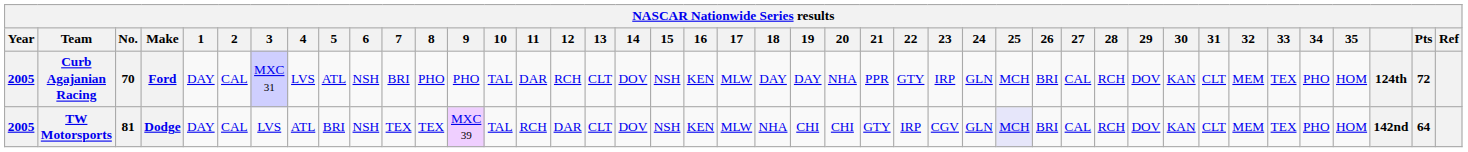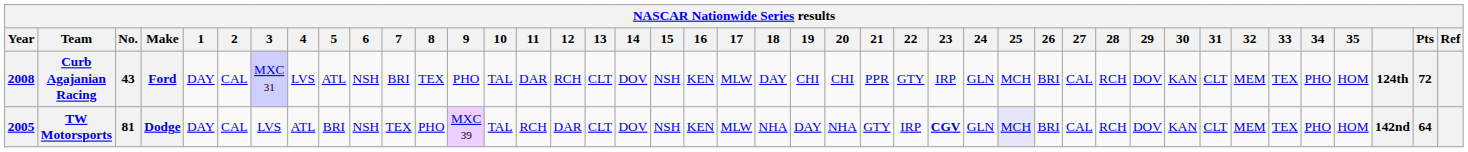(21, 78) 2005 -> (21, 78) 2008
(128, 78) 70 -> (128, 78) 43
(431, 78) PHO -> (431, 78) TEX
(808, 78) DAY -> (808, 78) CHI
(842, 78) NHA -> (842, 78) CHI
(431, 126) TEX -> (431, 126) PHO
(808, 126) CHI -> (808, 126) DAY
(842, 126) CHI -> (842, 126) NHA
(945, 126) normal -> (946, 126) bold
